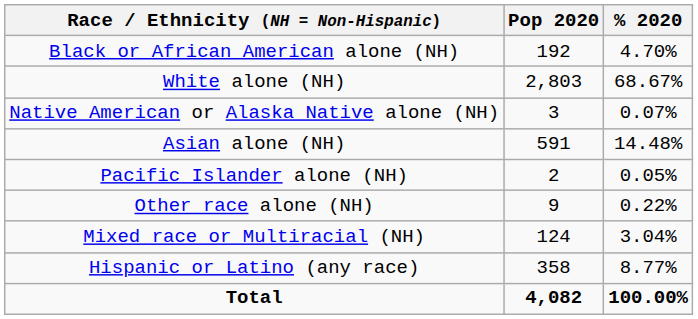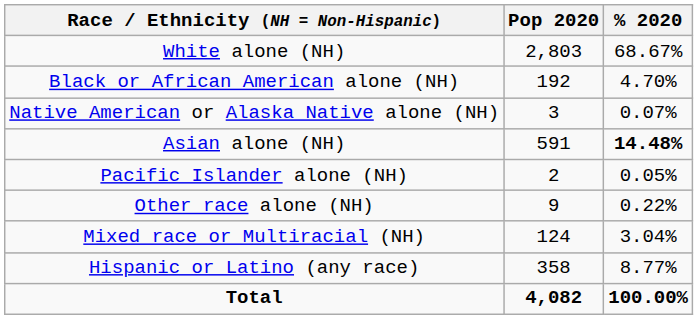rows swapped: (254, 82) <-> (254, 51)
(648, 144) normal -> (648, 144) bold
